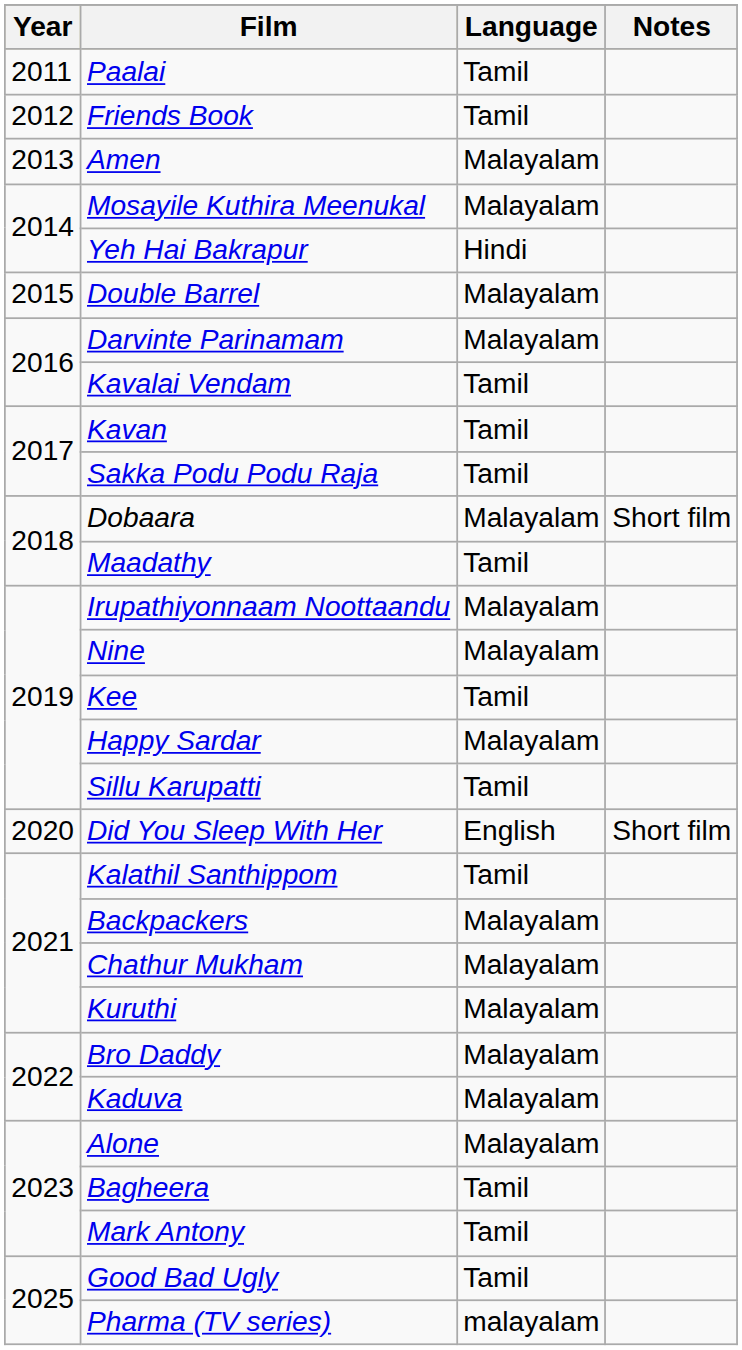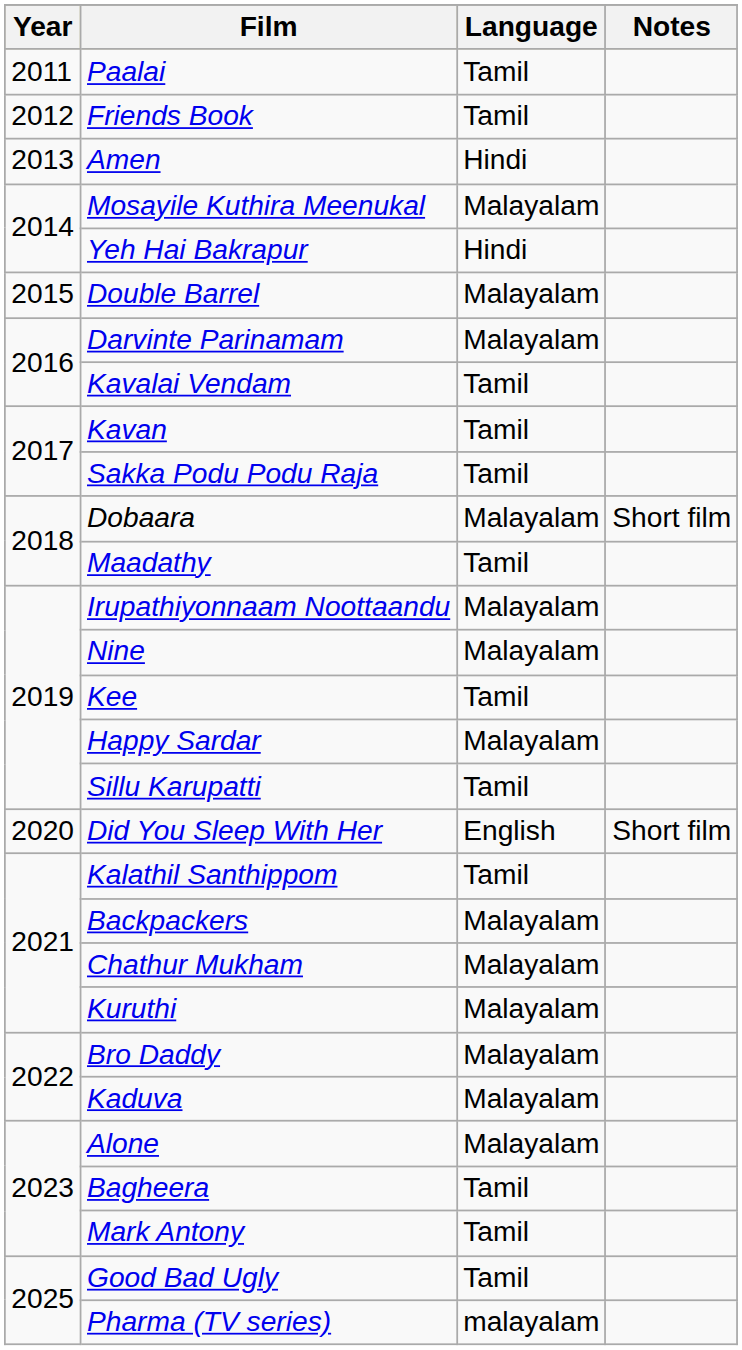(531, 160) Malayalam -> (495, 160) Hindi
